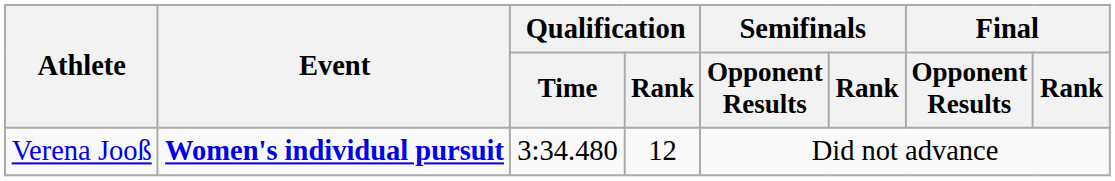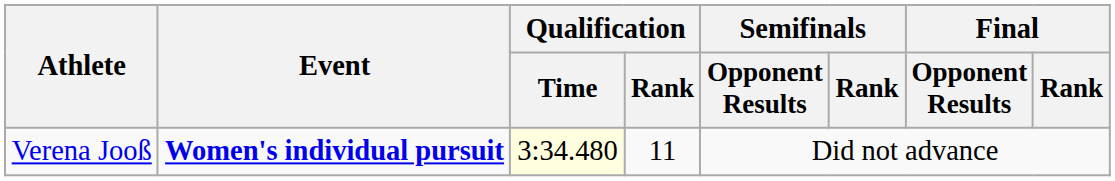(568, 151) no background -> (568, 151) lightyellow background
(663, 151) 12 -> (663, 151) 11
